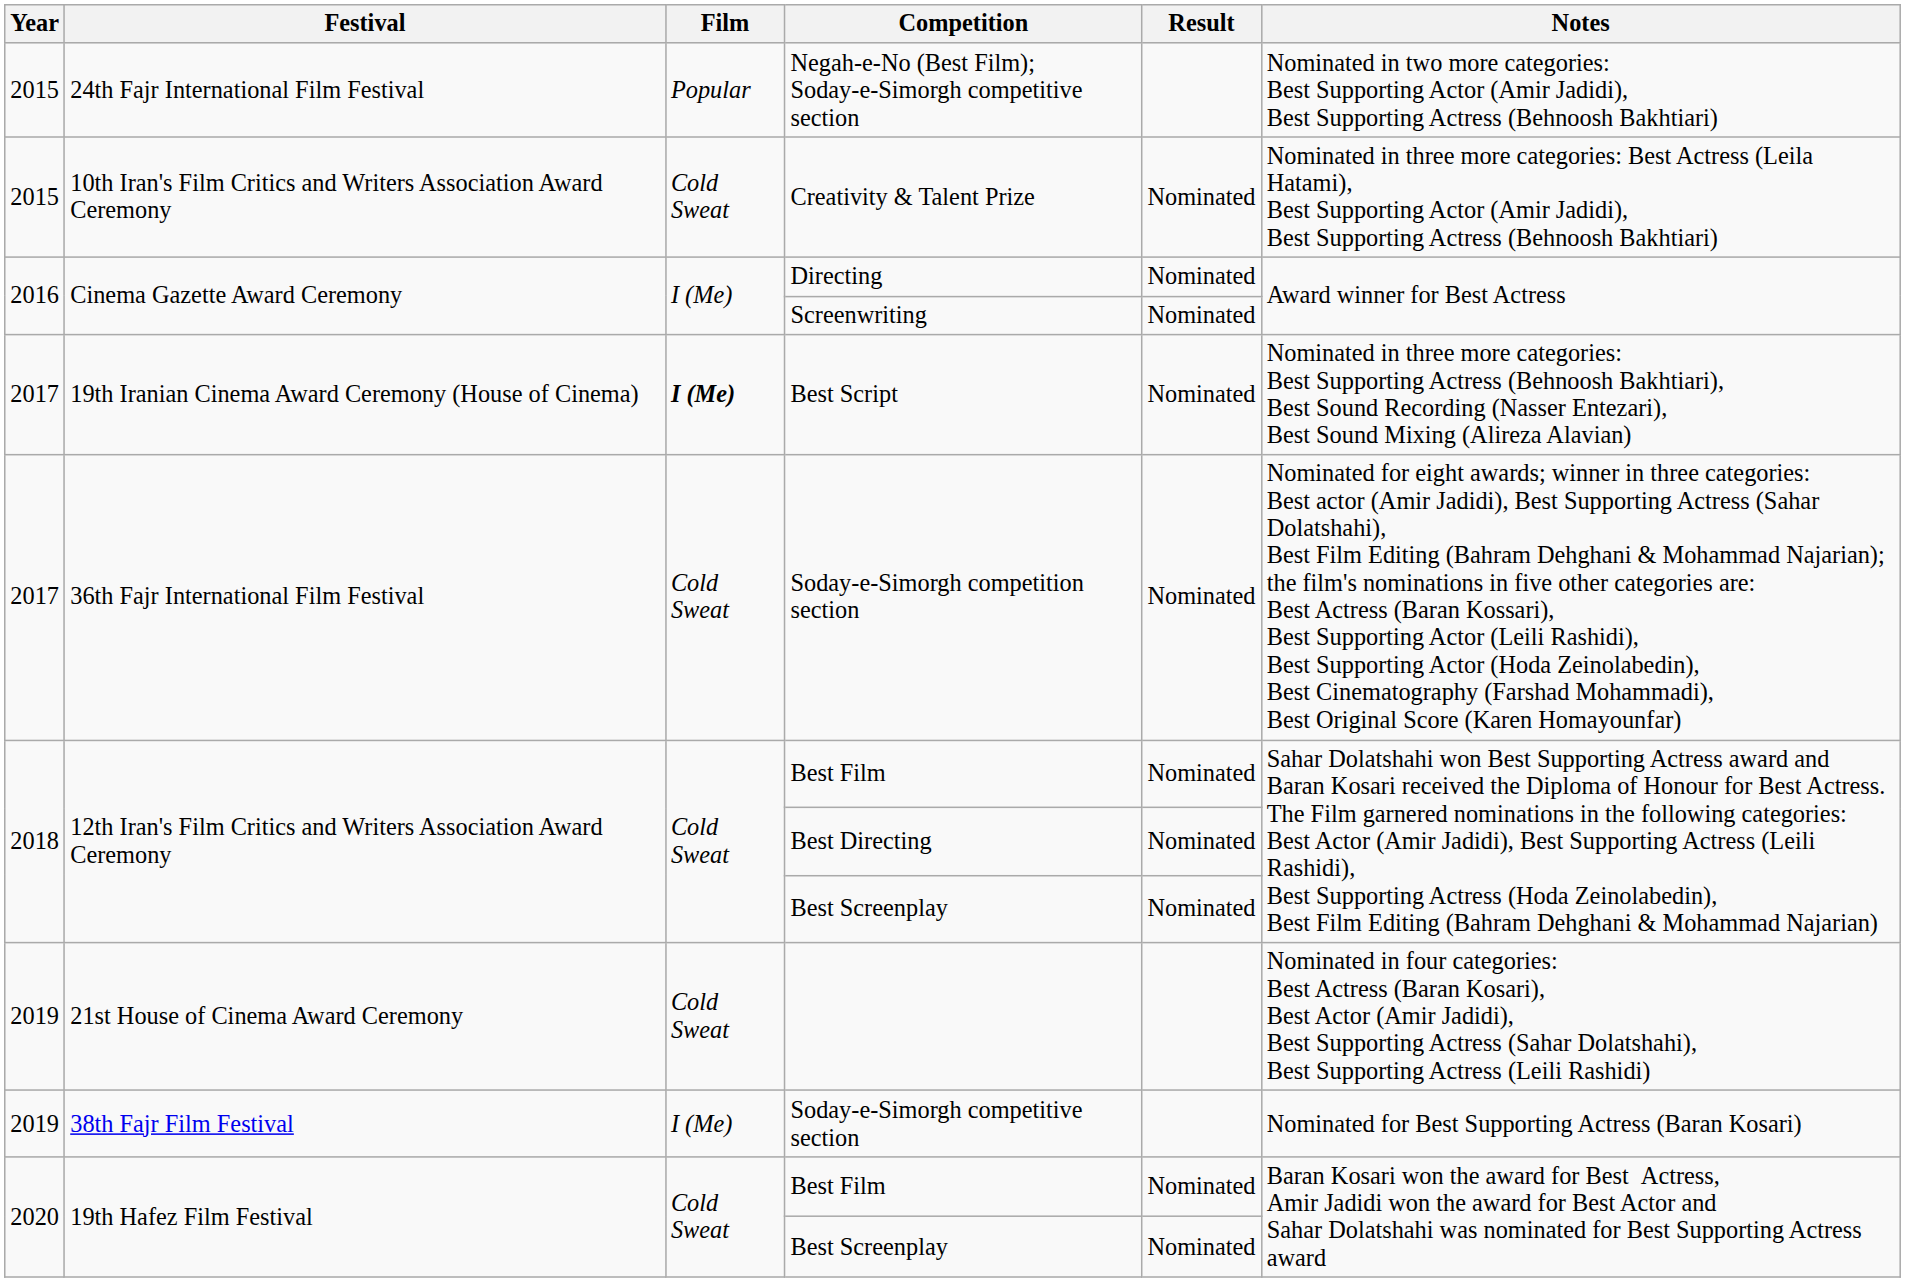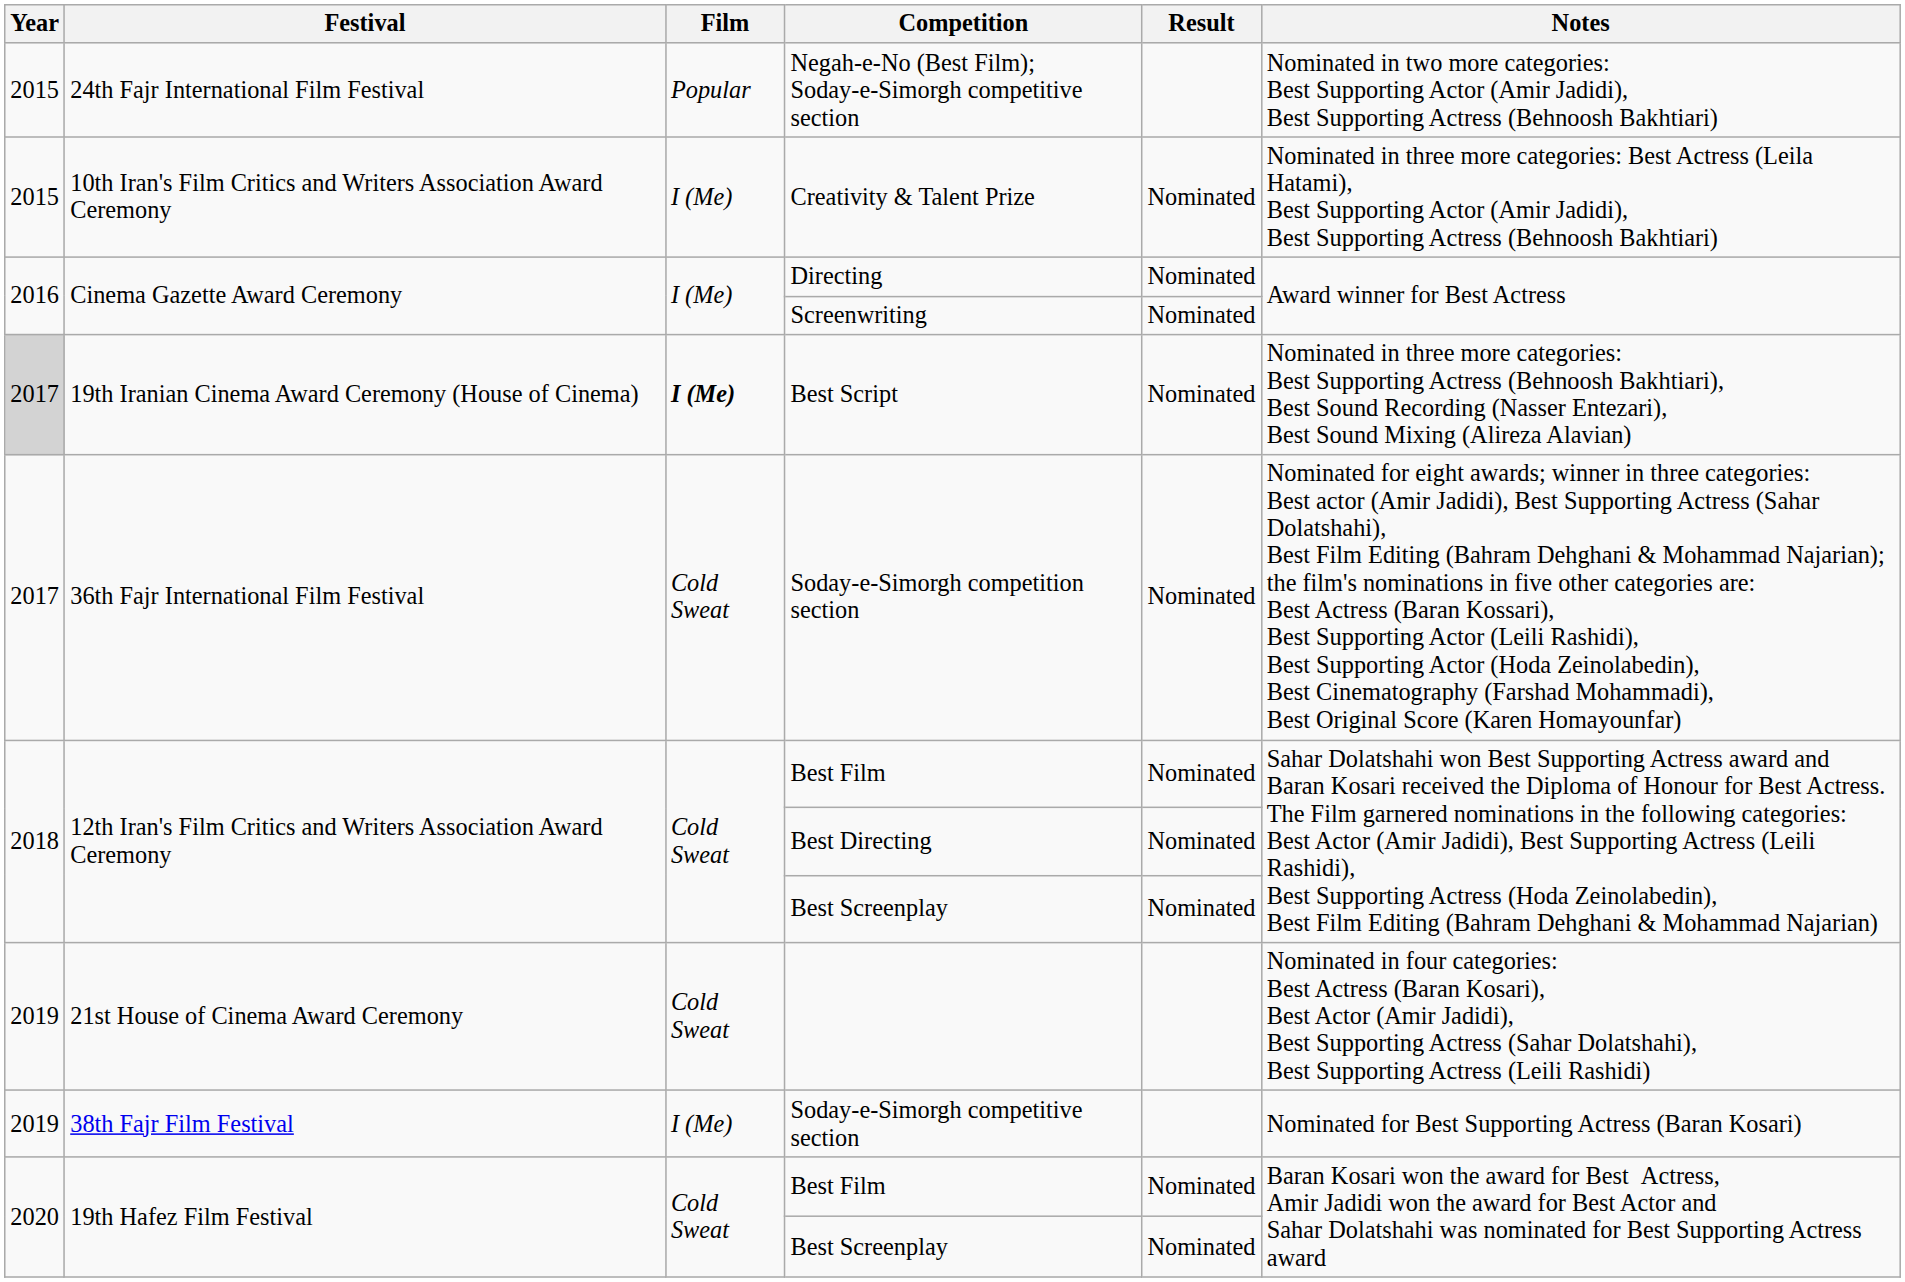(700, 196) Cold Sweat -> (702, 196) I (Me)
(35, 394) no background -> (35, 394) lightgrey background
